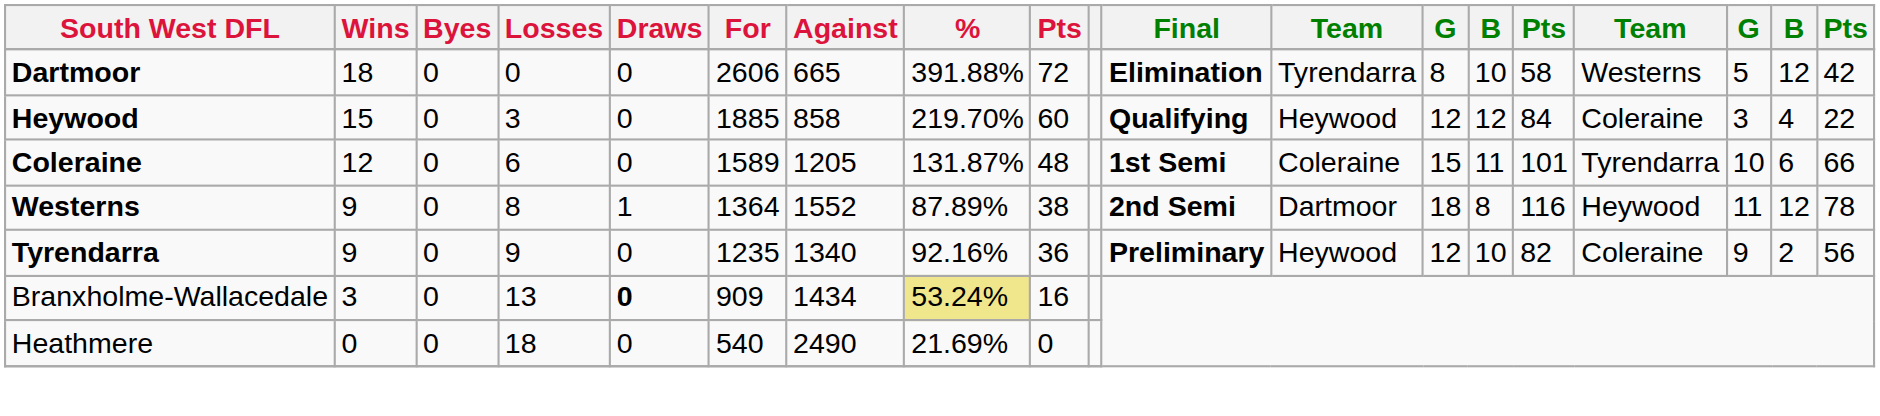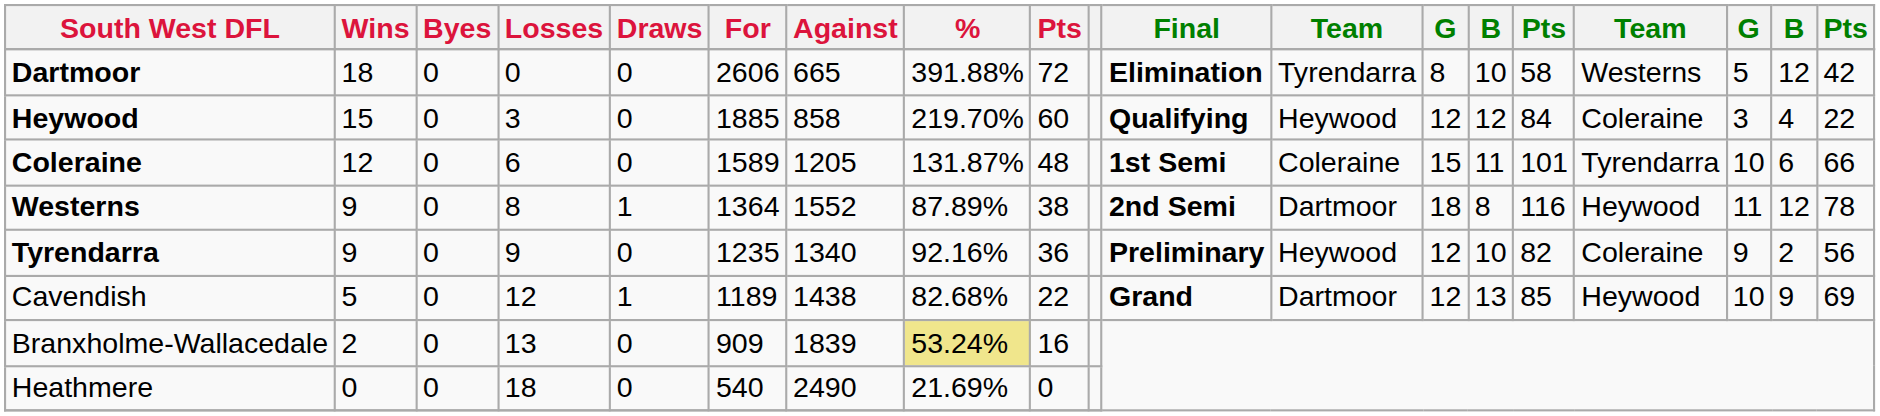+ row: (79, 297)
(350, 297) 3 -> (350, 342) 2
(625, 297) bold -> (625, 342) normal
(825, 297) 1434 -> (825, 342) 1839
